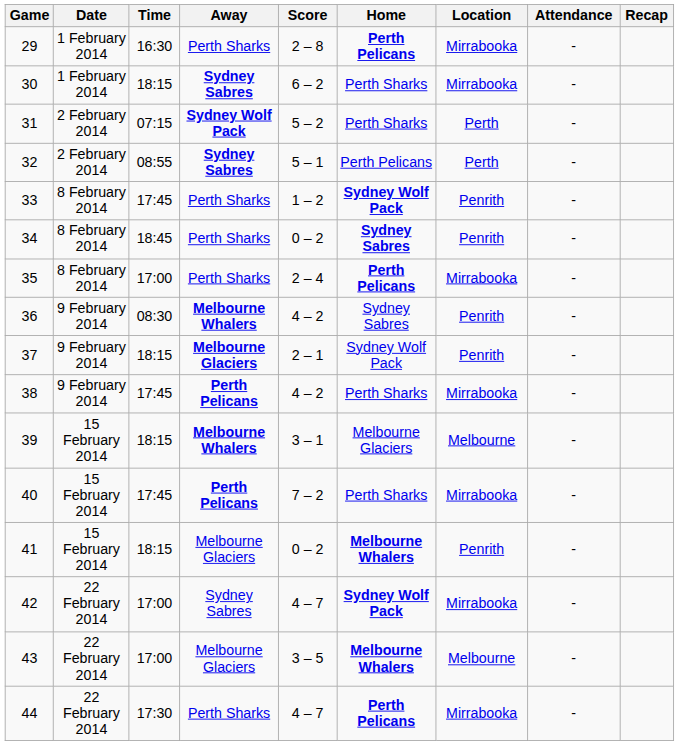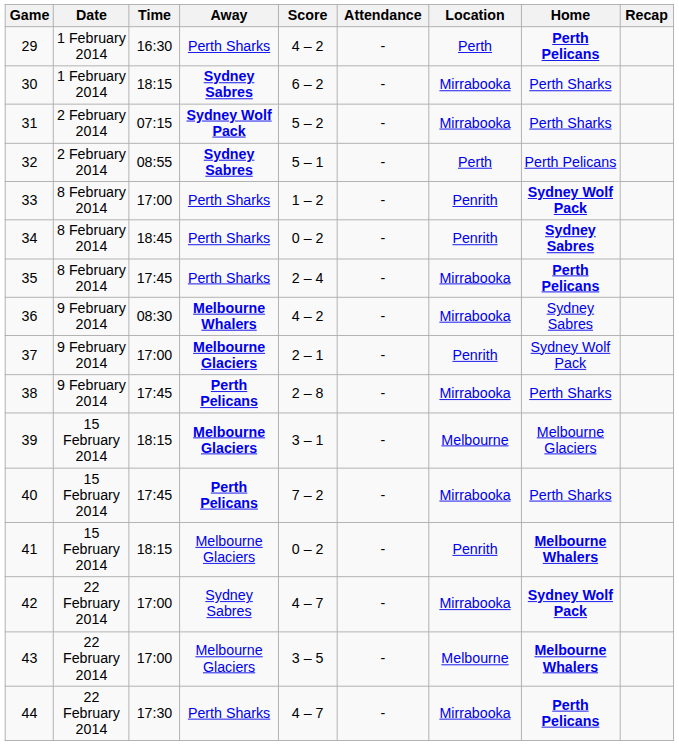columns swapped: (386, 15) <-> (574, 15)
(308, 46) 2 – 8 -> (308, 46) 4 – 2
(482, 46) Mirrabooka -> (475, 46) Perth
(482, 123) Perth -> (475, 123) Mirrabooka
(154, 200) 17:45 -> (154, 200) 17:00
(154, 278) 17:00 -> (154, 278) 17:45
(482, 316) Penrith -> (475, 316) Mirrabooka
(154, 355) 18:15 -> (154, 355) 17:00
(308, 393) 4 – 2 -> (308, 393) 2 – 8
(229, 440) Melbourne Whalers -> (229, 440) Melbourne Glaciers
